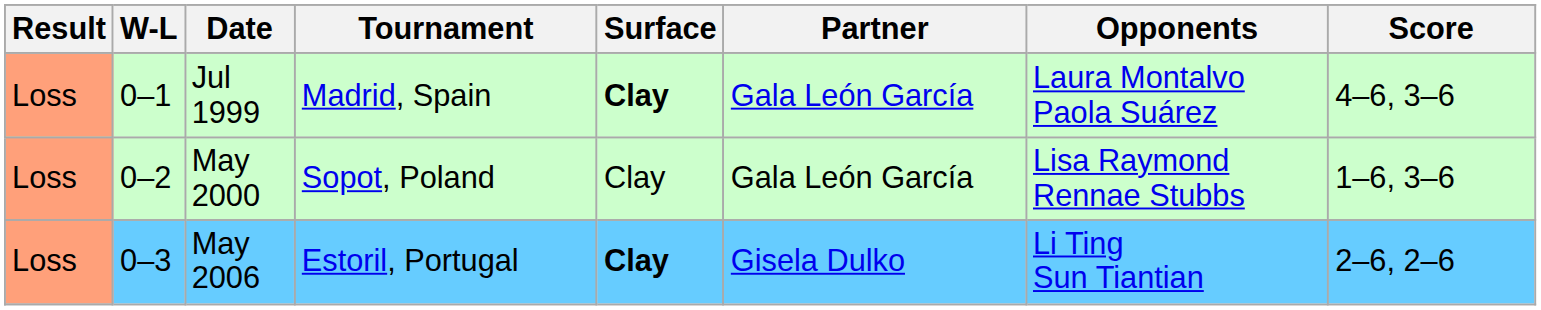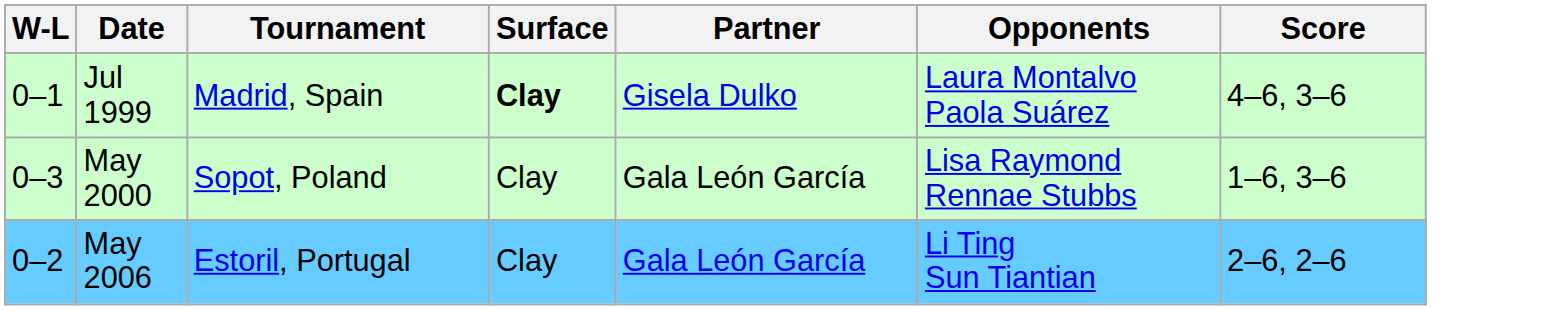- column: (59, 28)
(852, 94) Gala León García -> (710, 94) Gisela Dulko
(146, 178) 0–2 -> (38, 178) 0–3
(146, 261) 0–3 -> (38, 261) 0–2
(636, 261) bold -> (527, 261) normal
(818, 261) Gisela Dulko -> (744, 261) Gala León García
